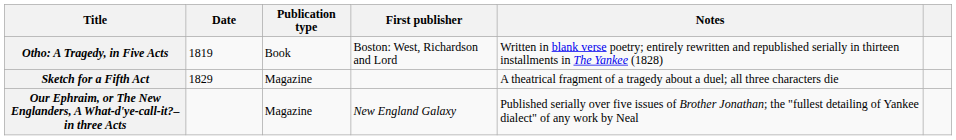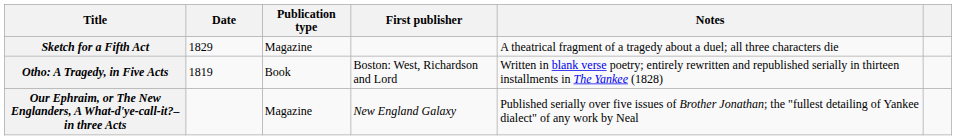rows swapped: (95, 53) <-> (95, 79)
